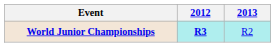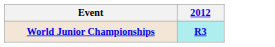- column: (247, 13)
